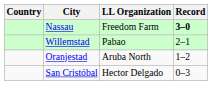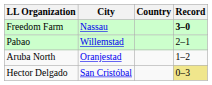columns swapped: (24, 12) <-> (137, 12)
(183, 73) no background -> (183, 73) khaki background
